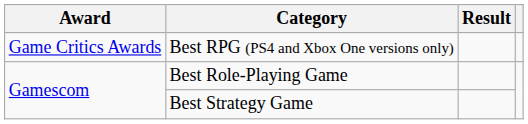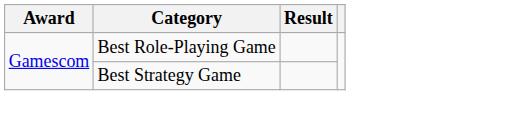- row: (312, 47)
